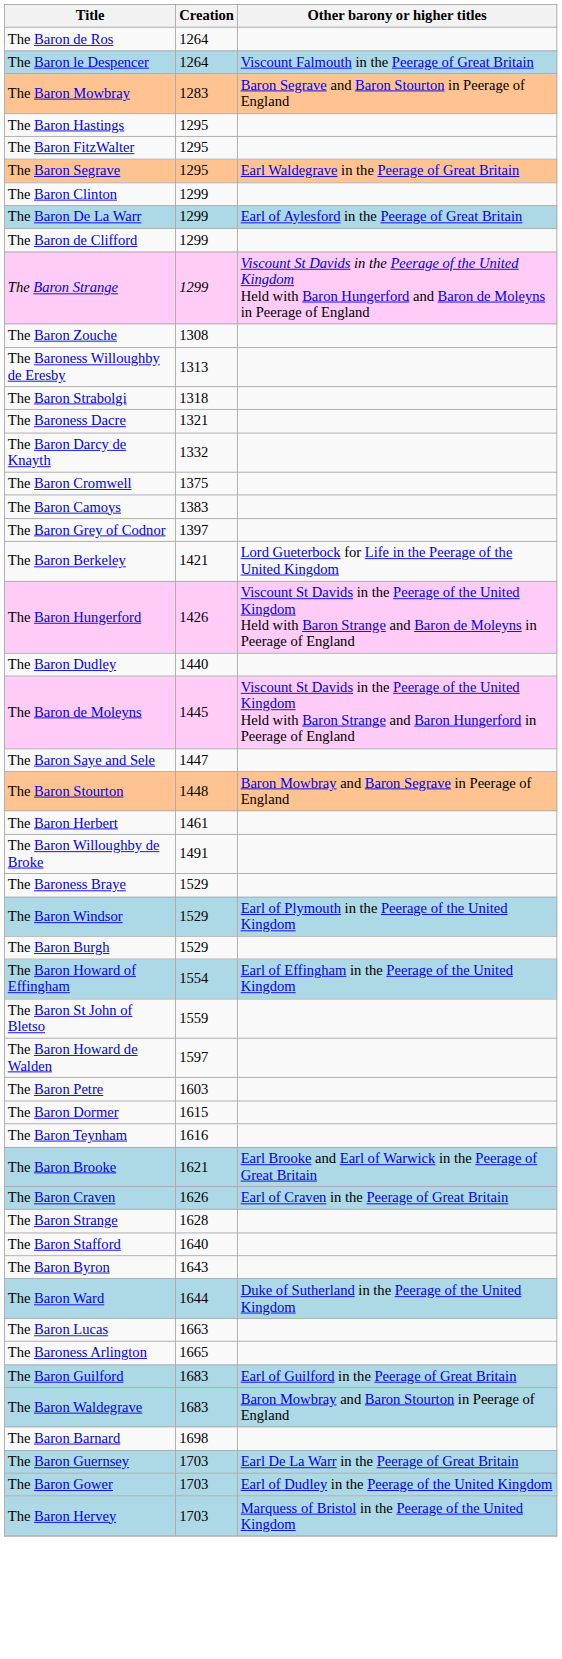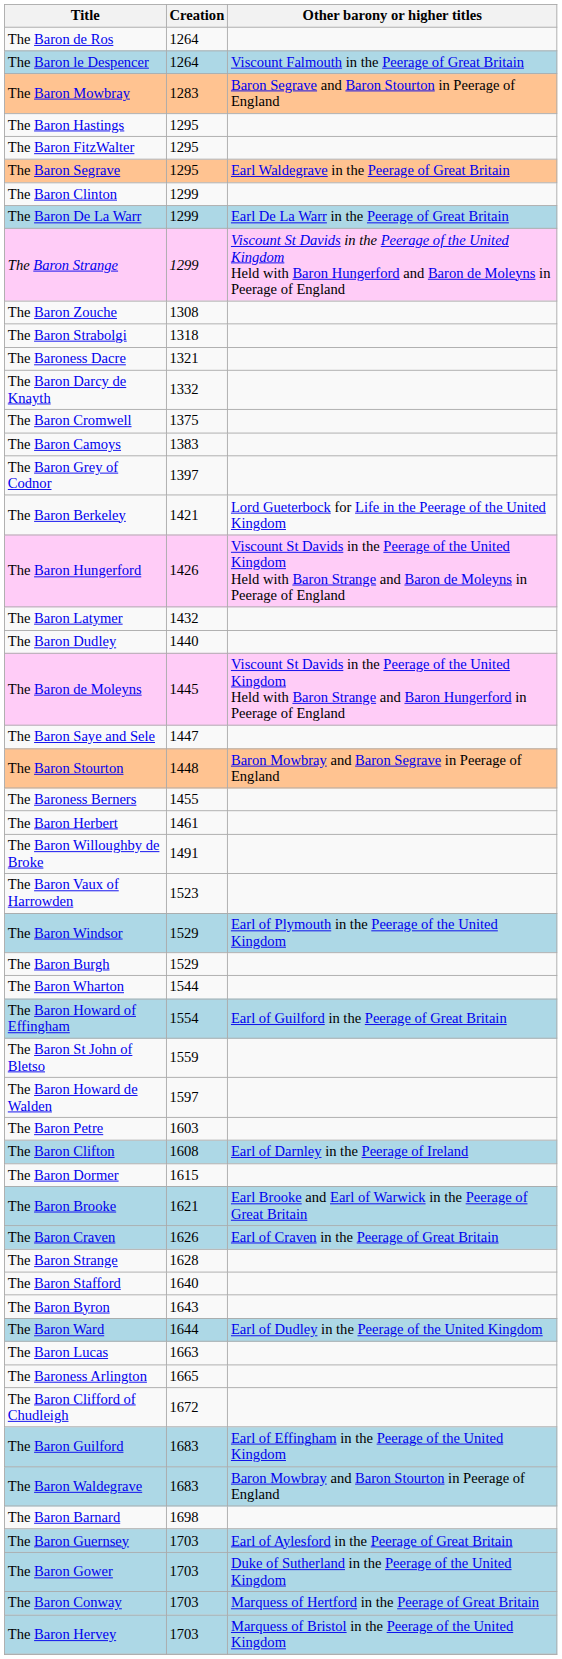(382, 217) Earl of Aylesford in the Peerage of Great Britain -> (370, 217) Earl De La Warr in the Peerage of Great Britain
- row: (73, 240)
- row: (84, 366)
+ row: (65, 618)
+ row: (72, 799)
+ row: (63, 893)
- row: (67, 885)
+ row: (66, 987)
(377, 979) Earl of Effingham in the Peerage of the United Kingdom -> (369, 1018) Earl of Guilford in the Peerage of Great Britain
+ row: (61, 1151)
- row: (67, 1135)
(381, 1298) Duke of Sutherland in the Peerage of the United Kingdom -> (387, 1329) Earl of Dudley in the Peerage of the United Kingdom
+ row: (72, 1407)
(379, 1376) Earl of Guilford in the Peerage of Great Britain -> (367, 1446) Earl of Effingham in the Peerage of the United Kingdom
(380, 1461) Earl De La Warr in the Peerage of Great Britain -> (372, 1540) Earl of Aylesford in the Peerage of Great Britain
(397, 1484) Earl of Dudley in the Peerage of the United Kingdom -> (371, 1571) Duke of Sutherland in the Peerage of the United Kingdom
+ row: (65, 1603)
